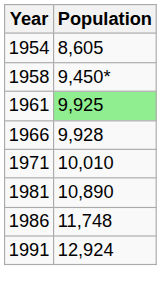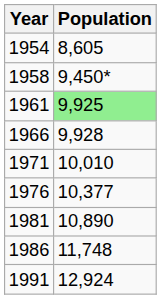+ row: (29, 192)
